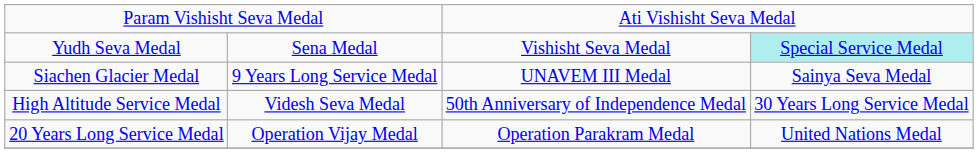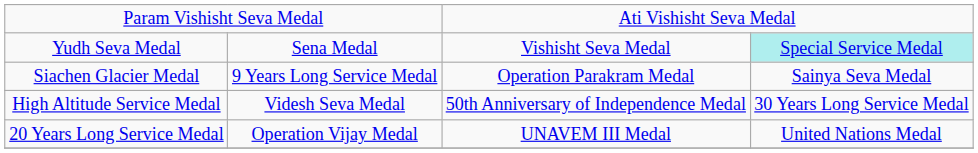(596, 76) UNAVEM III Medal -> (596, 76) Operation Parakram Medal
(596, 133) Operation Parakram Medal -> (596, 133) UNAVEM III Medal
